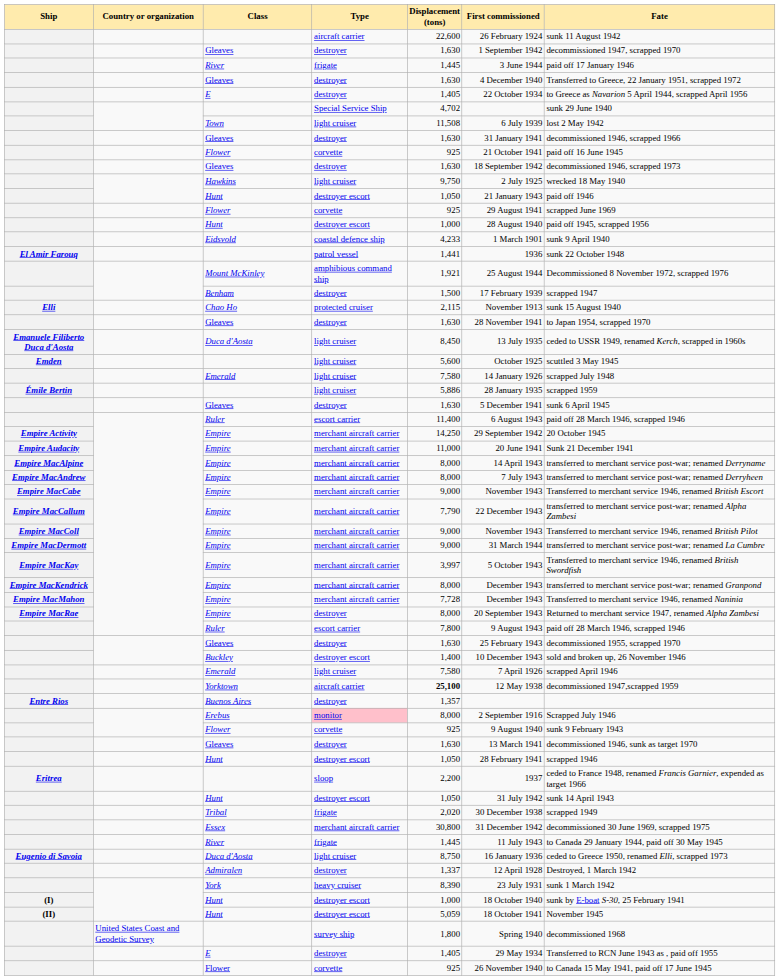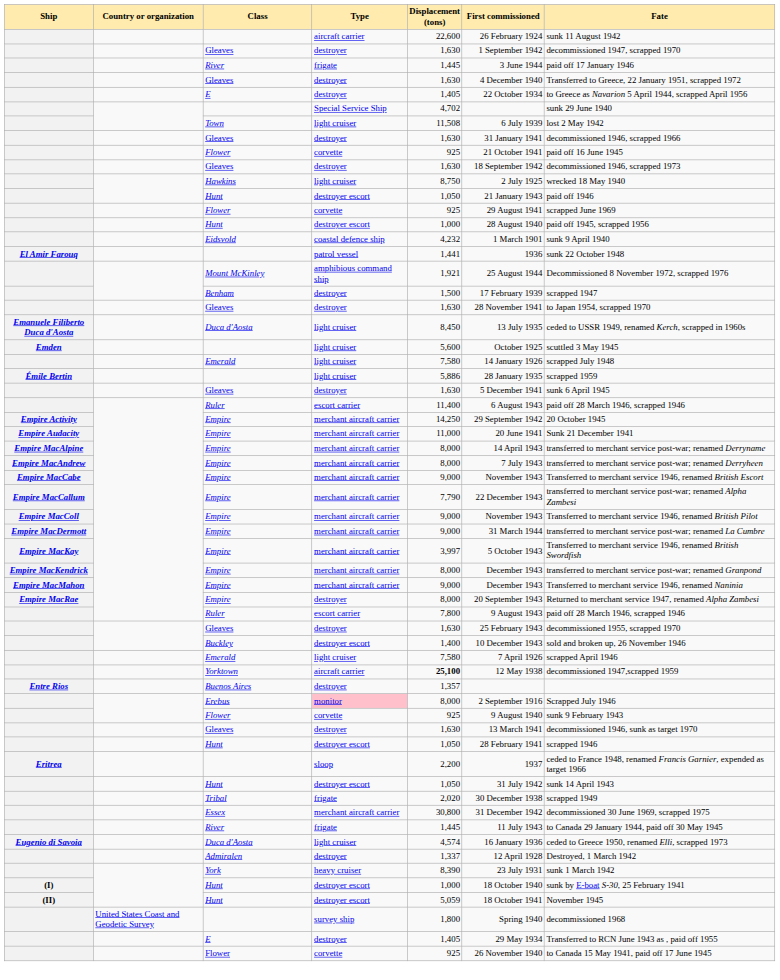(450, 181) 9,750 -> (450, 181) 8,750
(450, 239) 4,233 -> (450, 239) 4,232
- row: (49, 308)
(450, 600) 7,728 -> (450, 585) 9,000
(450, 856) 8,750 -> (450, 842) 4,574
